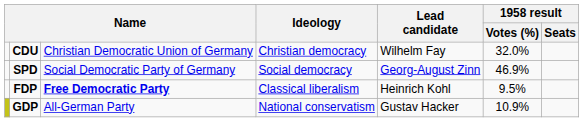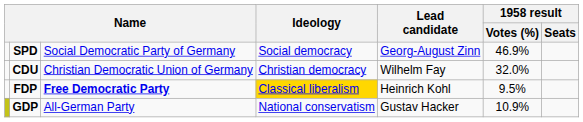rows swapped: (25, 70) <-> (25, 51)
(309, 88) no background -> (309, 88) gold background
